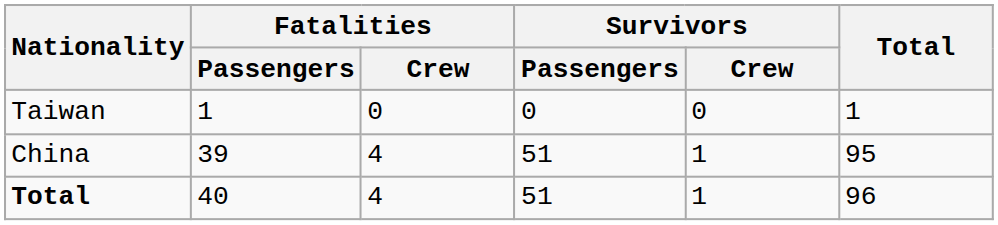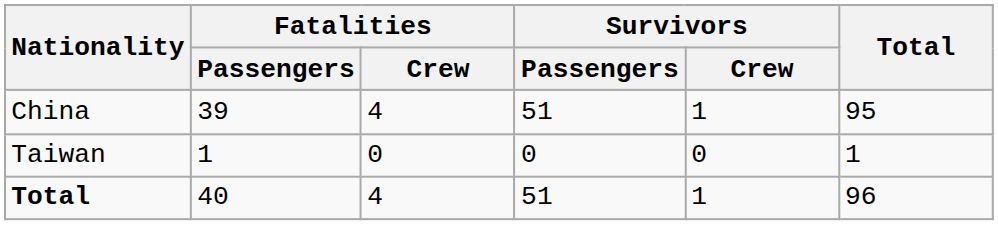rows swapped: (51, 155) <-> (59, 112)
